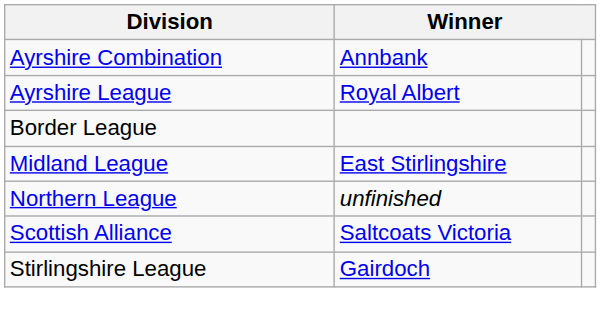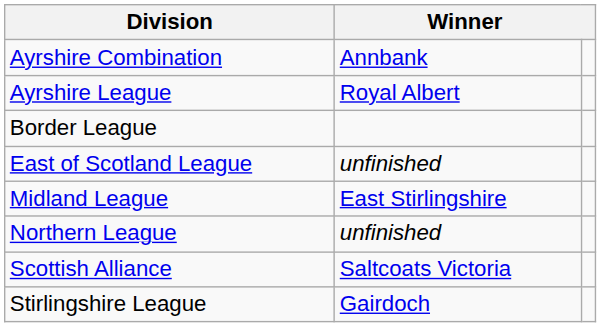+ row: (131, 163)
